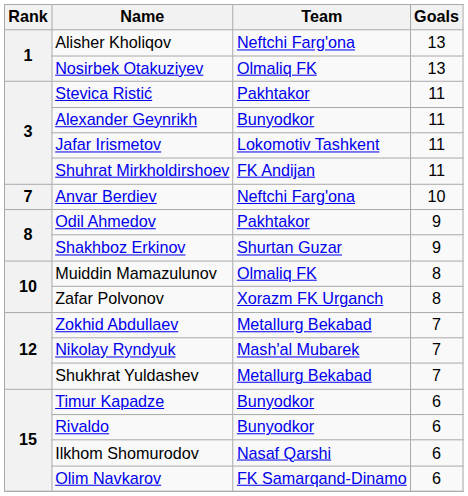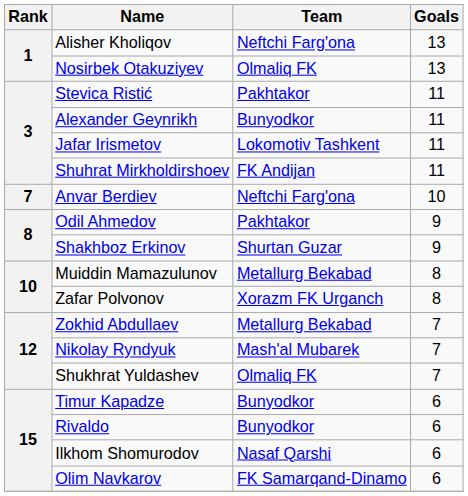(277, 273) Olmaliq FK -> (304, 273) Metallurg Bekabad
(304, 376) Metallurg Bekabad -> (277, 376) Olmaliq FK
